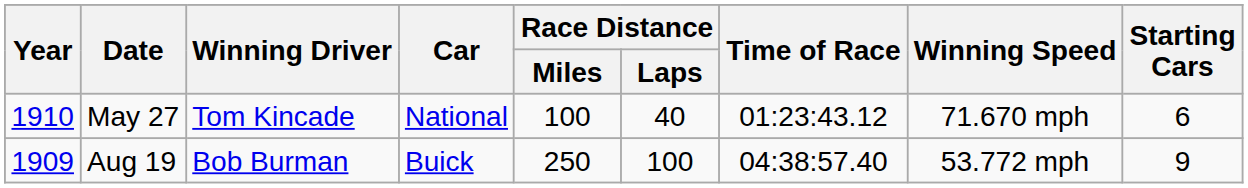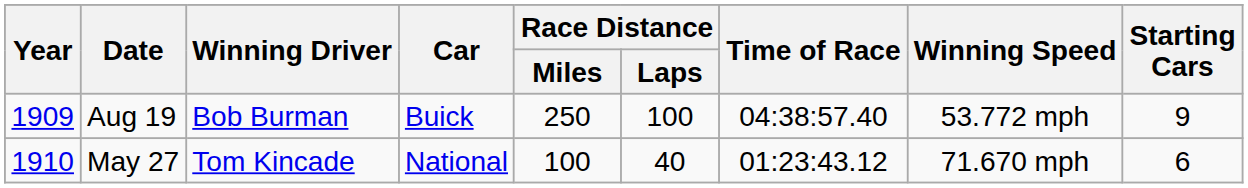rows swapped: (132, 161) <-> (133, 116)
